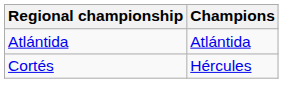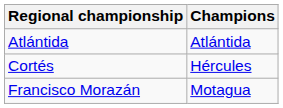+ row: (74, 90)
